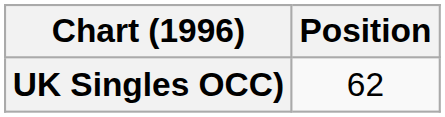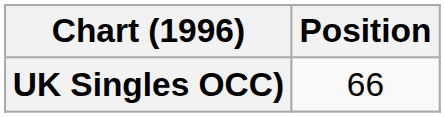(365, 84) 62 -> (365, 84) 66
